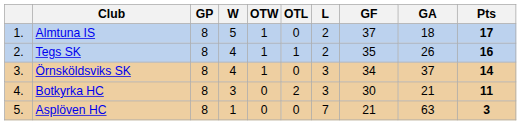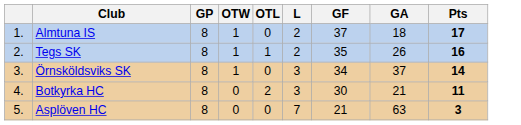- column: (233, 14)
